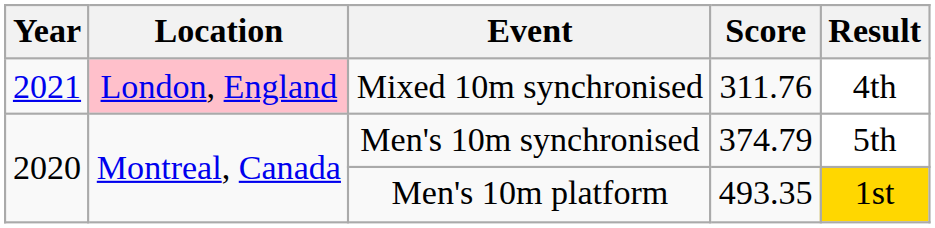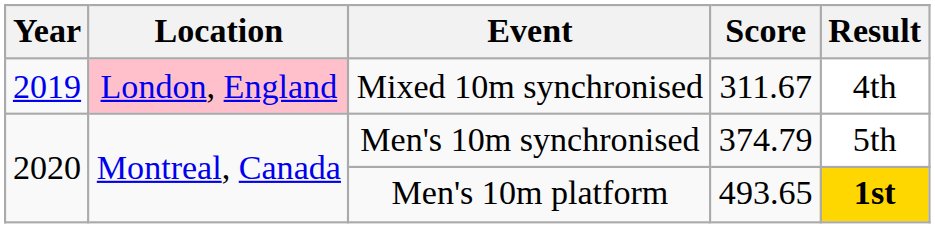(47, 85) 2021 -> (47, 85) 2019
(766, 85) 311.76 -> (766, 85) 311.67
(766, 193) 493.35 -> (766, 193) 493.65
(875, 193) normal -> (875, 193) bold
